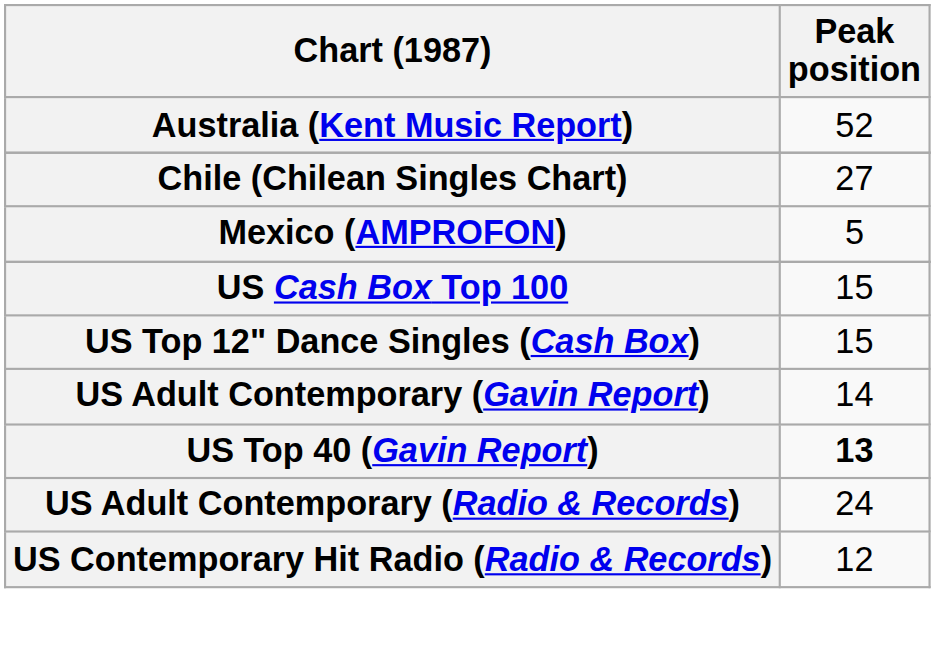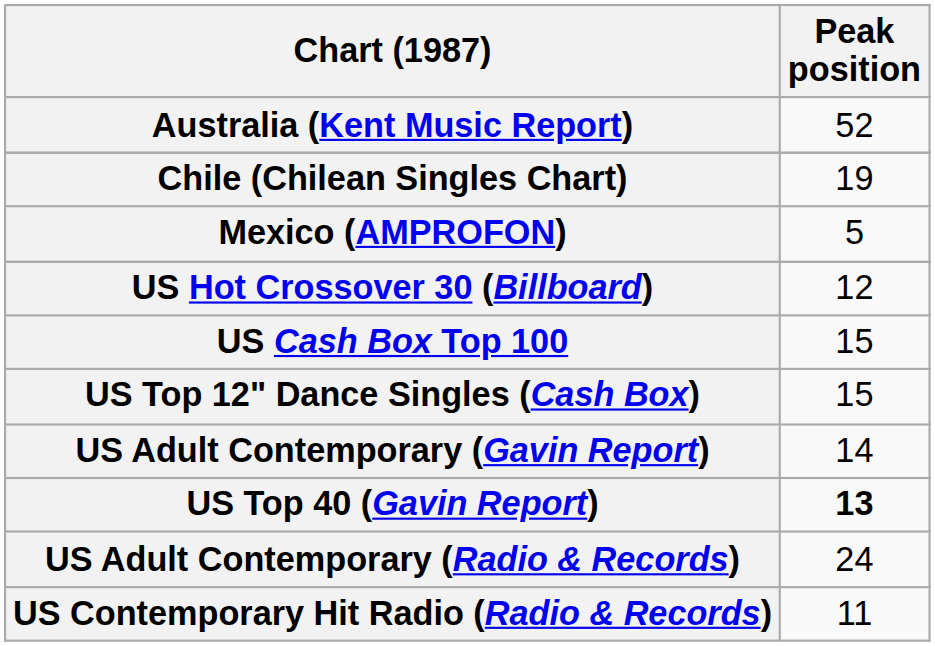(854, 178) 27 -> (854, 178) 19
+ row: (393, 287)
(854, 558) 12 -> (854, 613) 11
